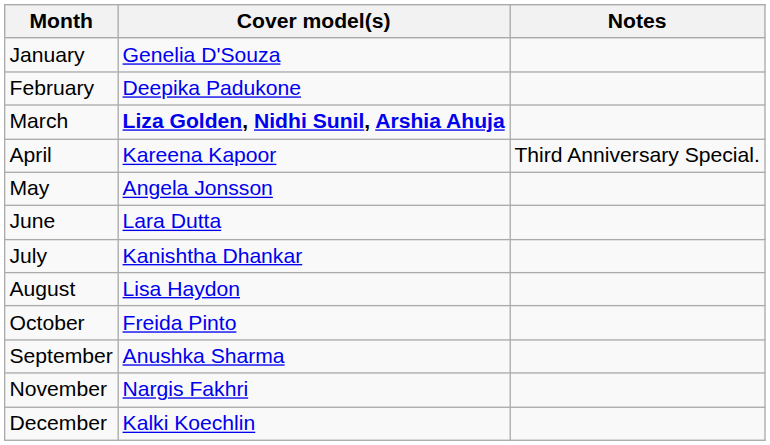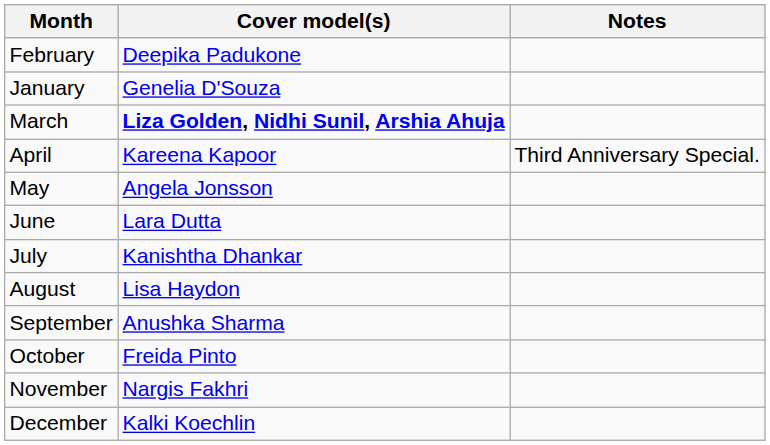rows swapped: (47, 54) <-> (52, 88)
rows swapped: (61, 356) <-> (47, 322)
